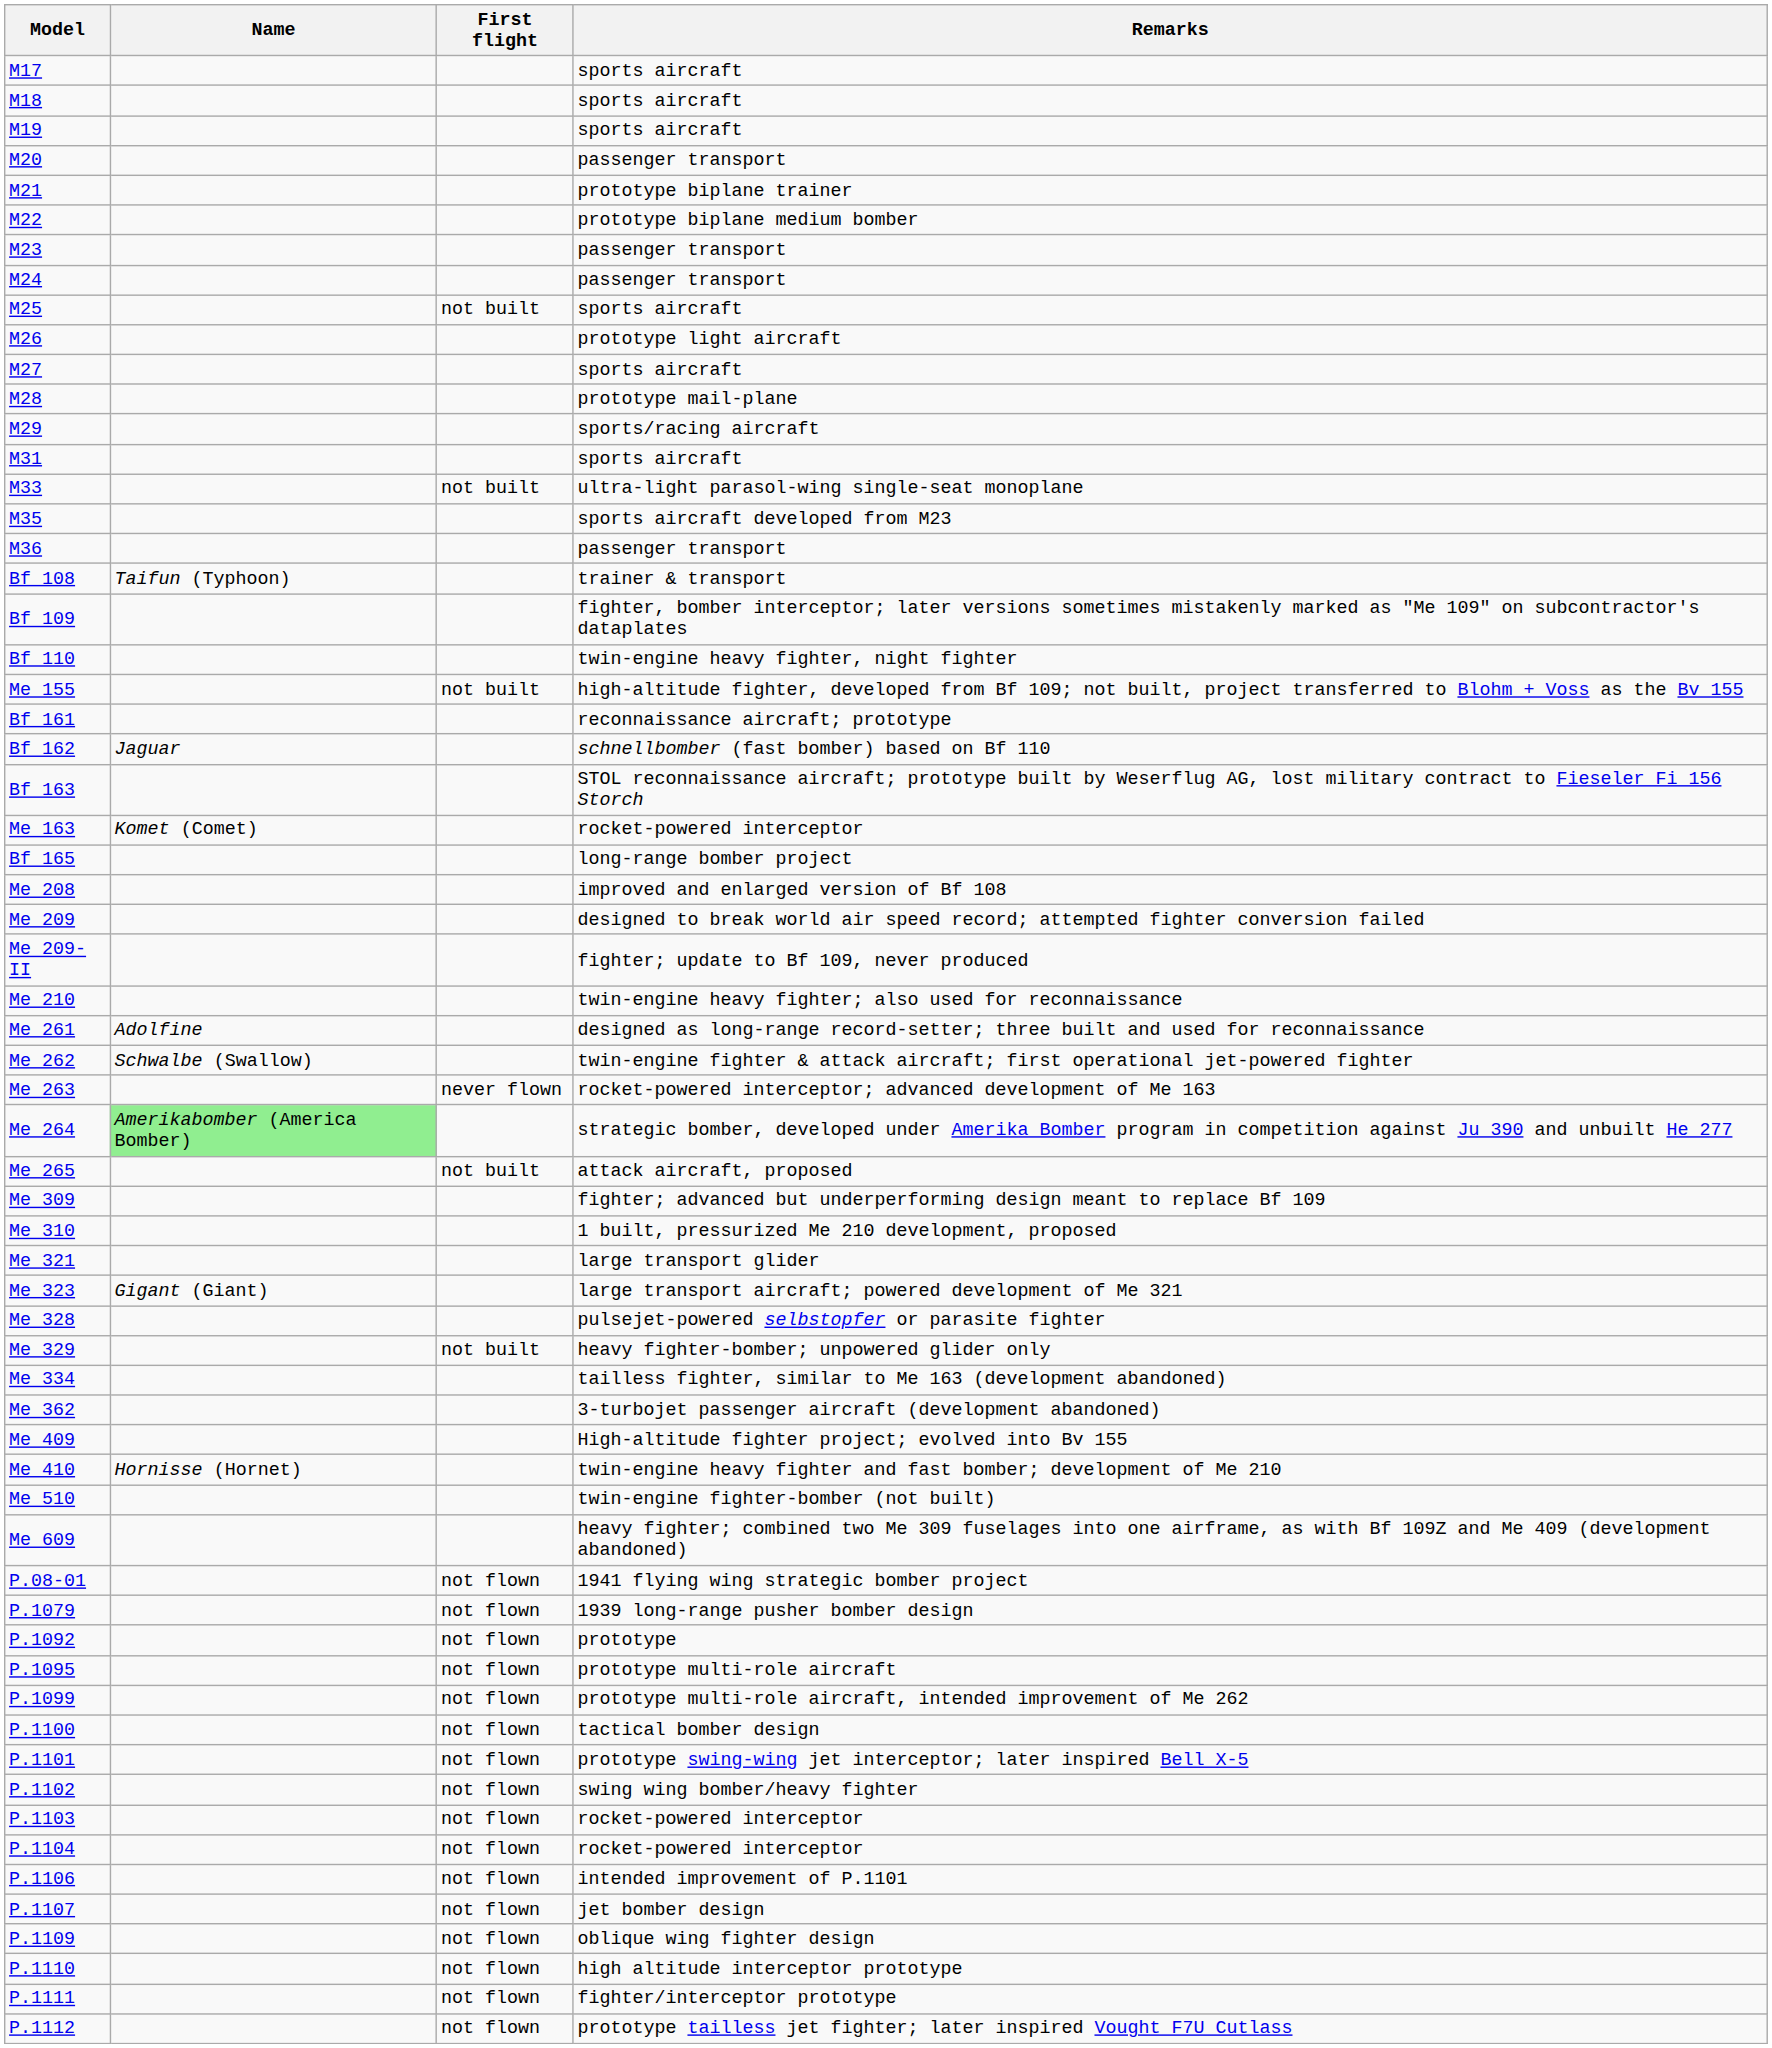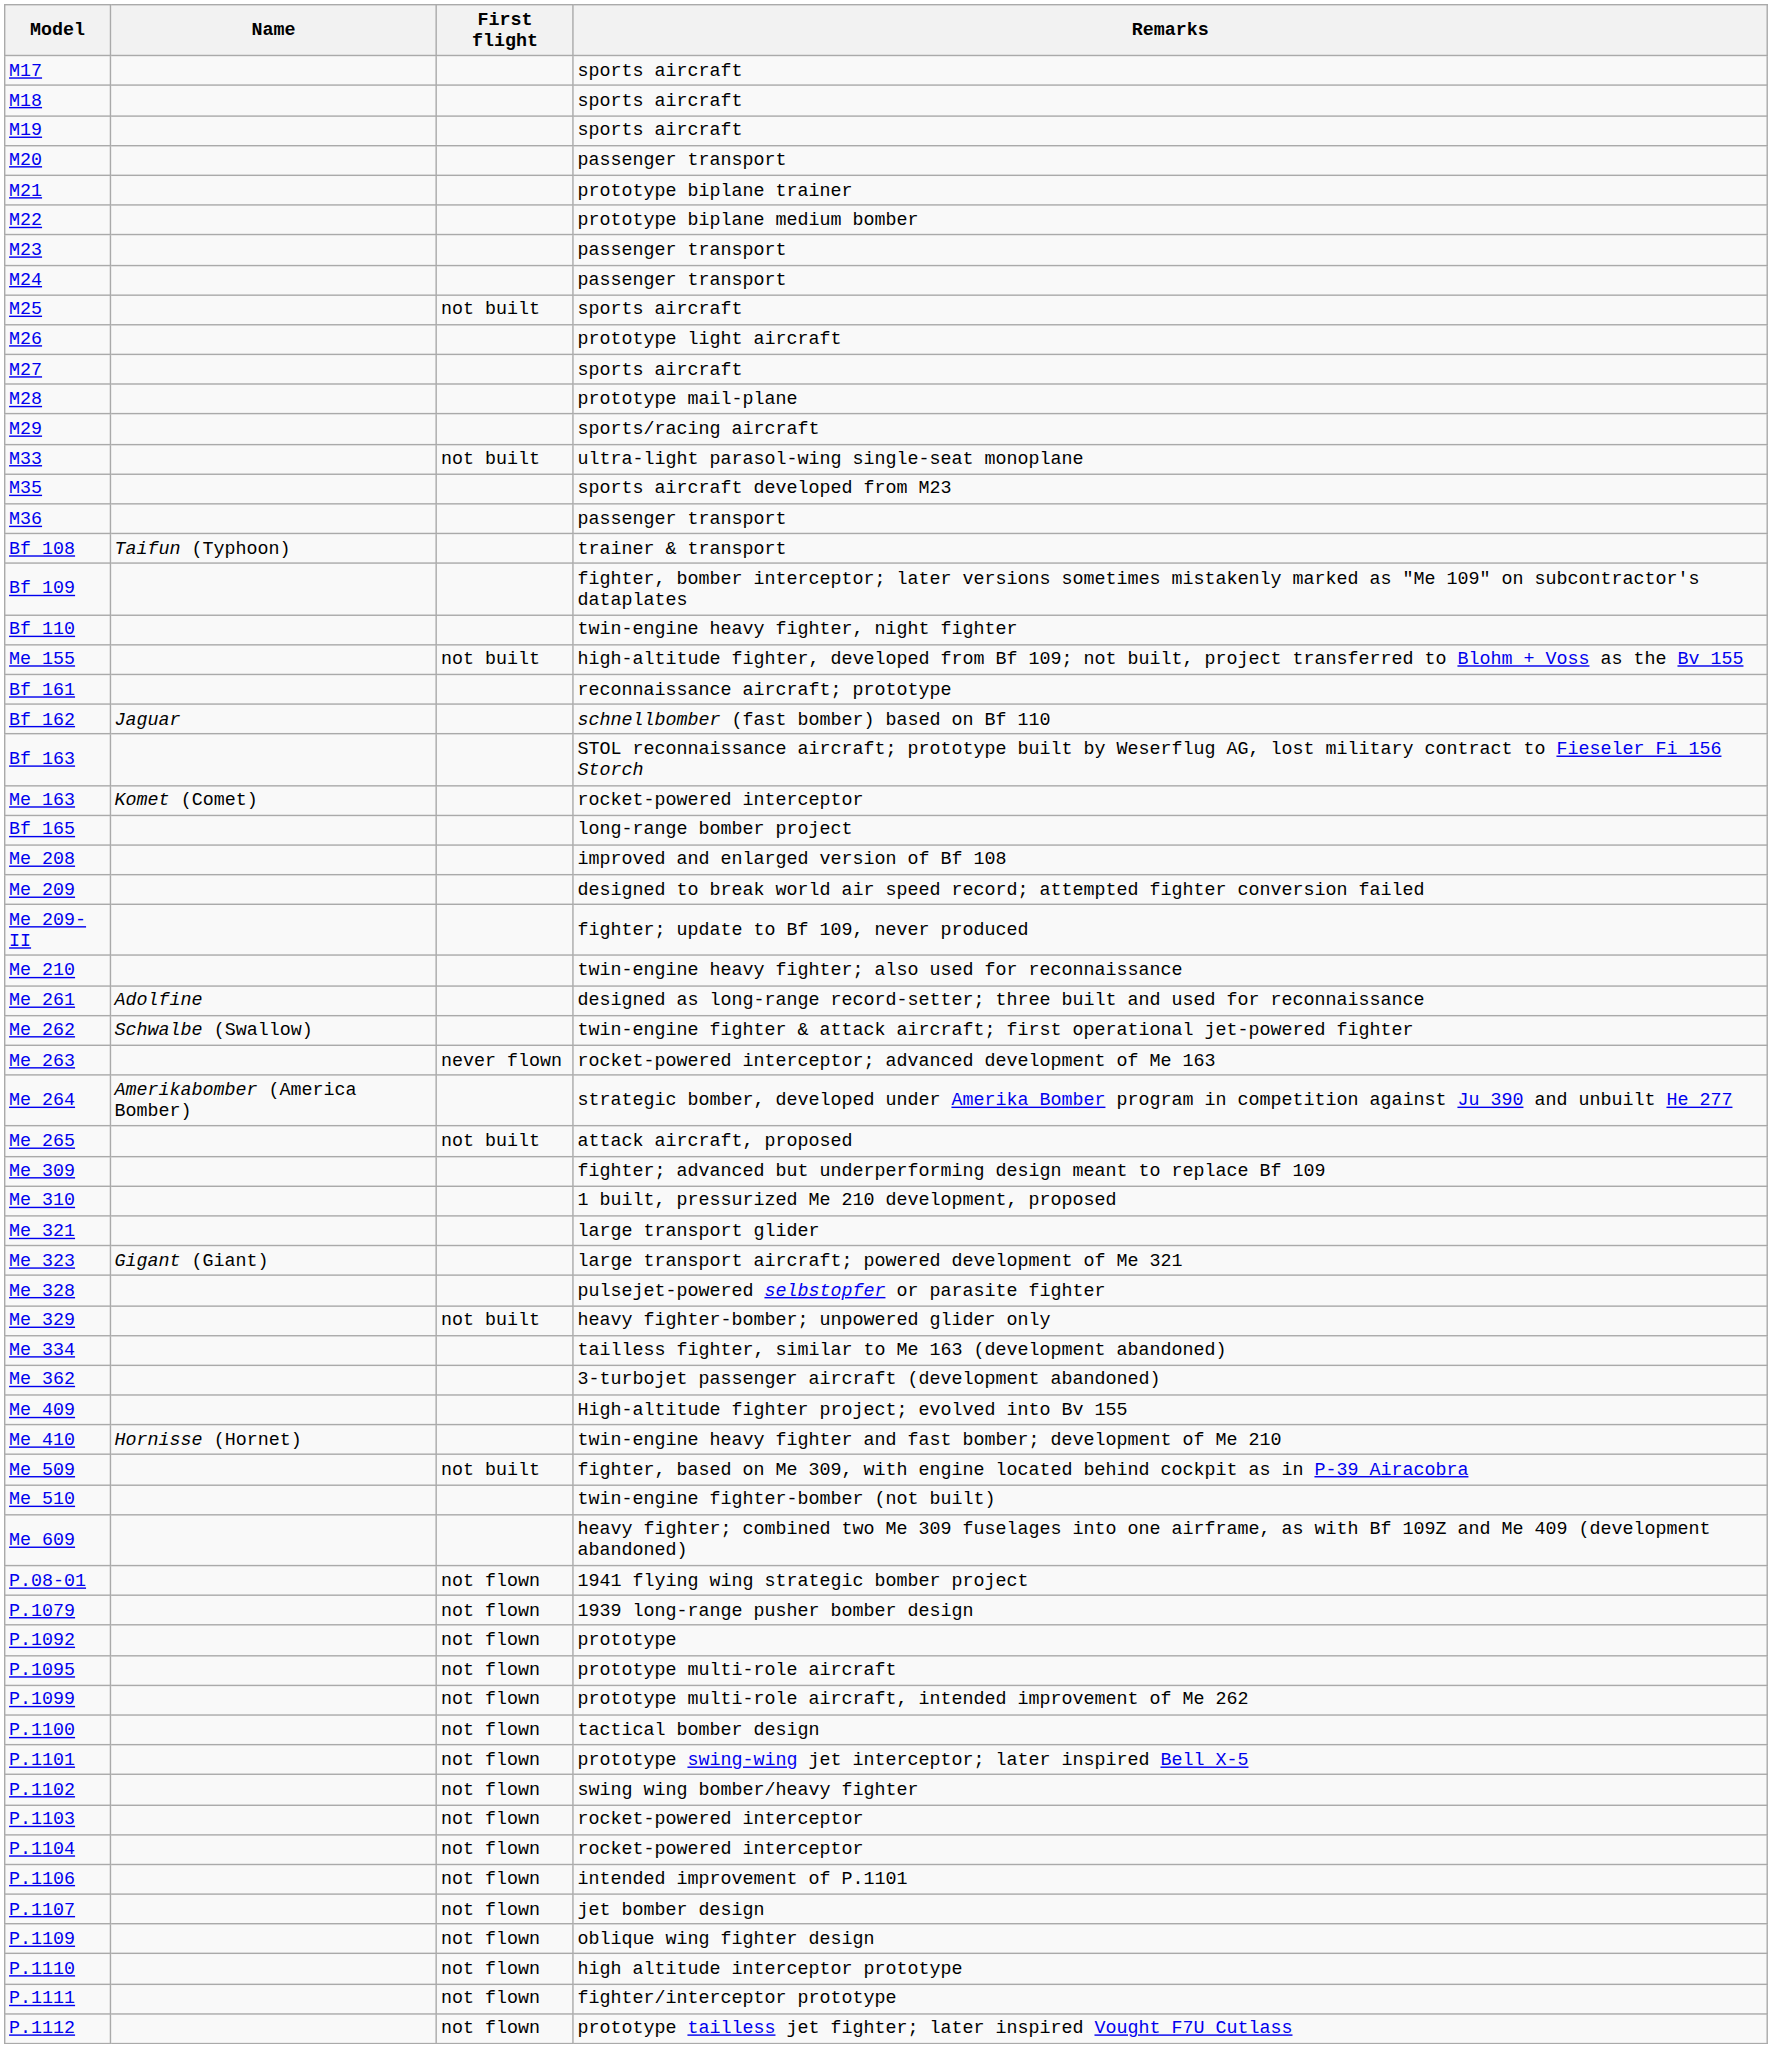- row: (26, 459)
(236, 1131) lightgreen background -> (236, 1101) no background
+ row: (42, 1470)
